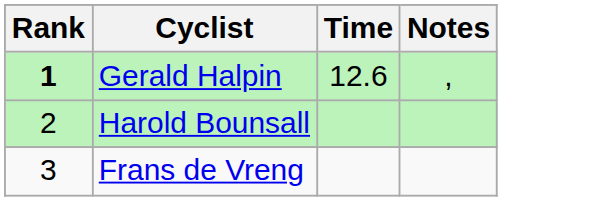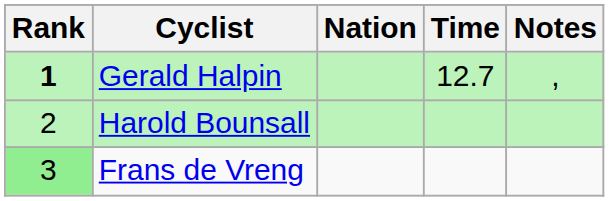+ column: (370, 28)
(358, 75) 12.6 -> (465, 75) 12.7
(48, 170) no background -> (48, 170) lightgreen background
